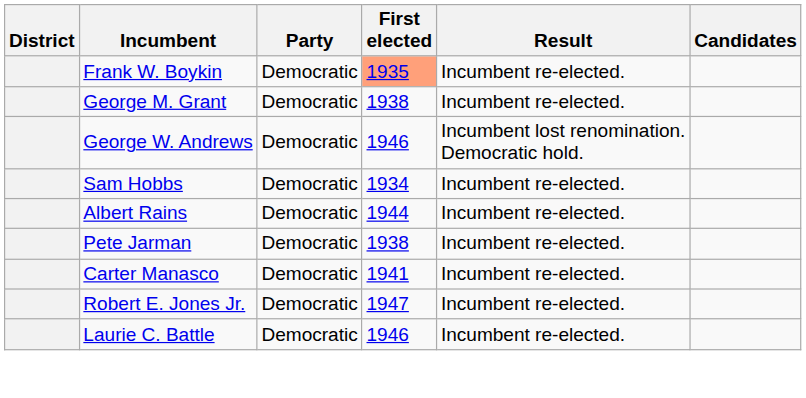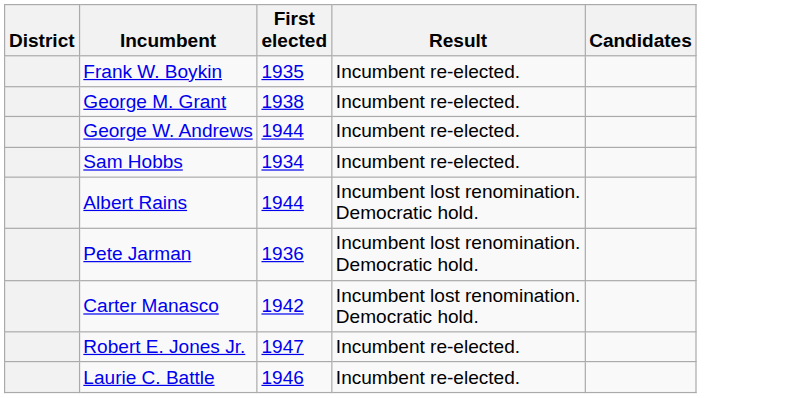- column: (310, 41)
(388, 71) lightsalmon background -> (283, 71) no background
(388, 142) 1946 -> (283, 131) 1944
(563, 142) Incumbent lost renomination. Democratic hold. -> (428, 131) Incumbent re-elected.
(533, 213) Incumbent re-elected. -> (458, 202) Incumbent lost renomination. Democratic hold.
(388, 243) 1938 -> (283, 254) 1936
(533, 243) Incumbent re-elected. -> (458, 254) Incumbent lost renomination. Democratic hold.
(388, 273) 1941 -> (283, 305) 1942
(533, 273) Incumbent re-elected. -> (458, 305) Incumbent lost renomination. Democratic hold.
